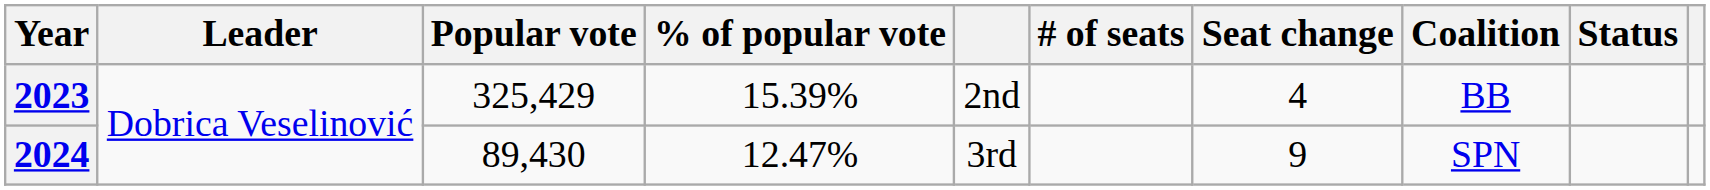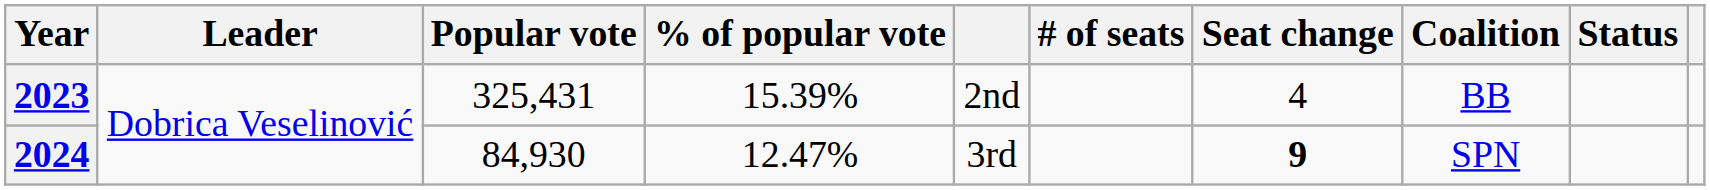(534, 94) 325,429 -> (534, 94) 325,431
(534, 154) 89,430 -> (534, 154) 84,930
(1298, 154) normal -> (1298, 154) bold
